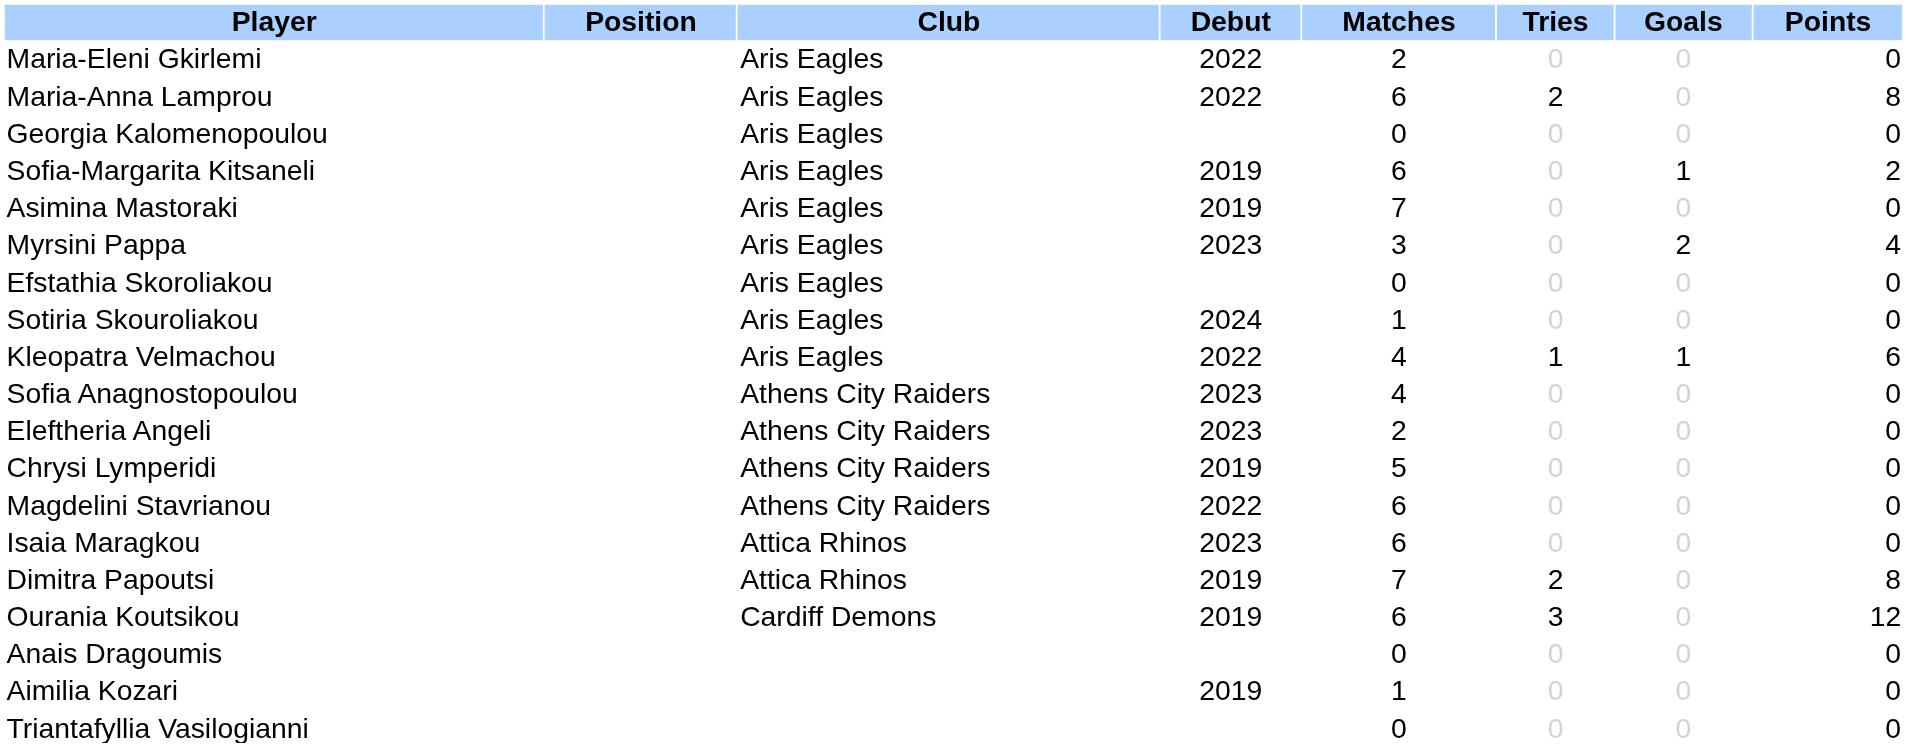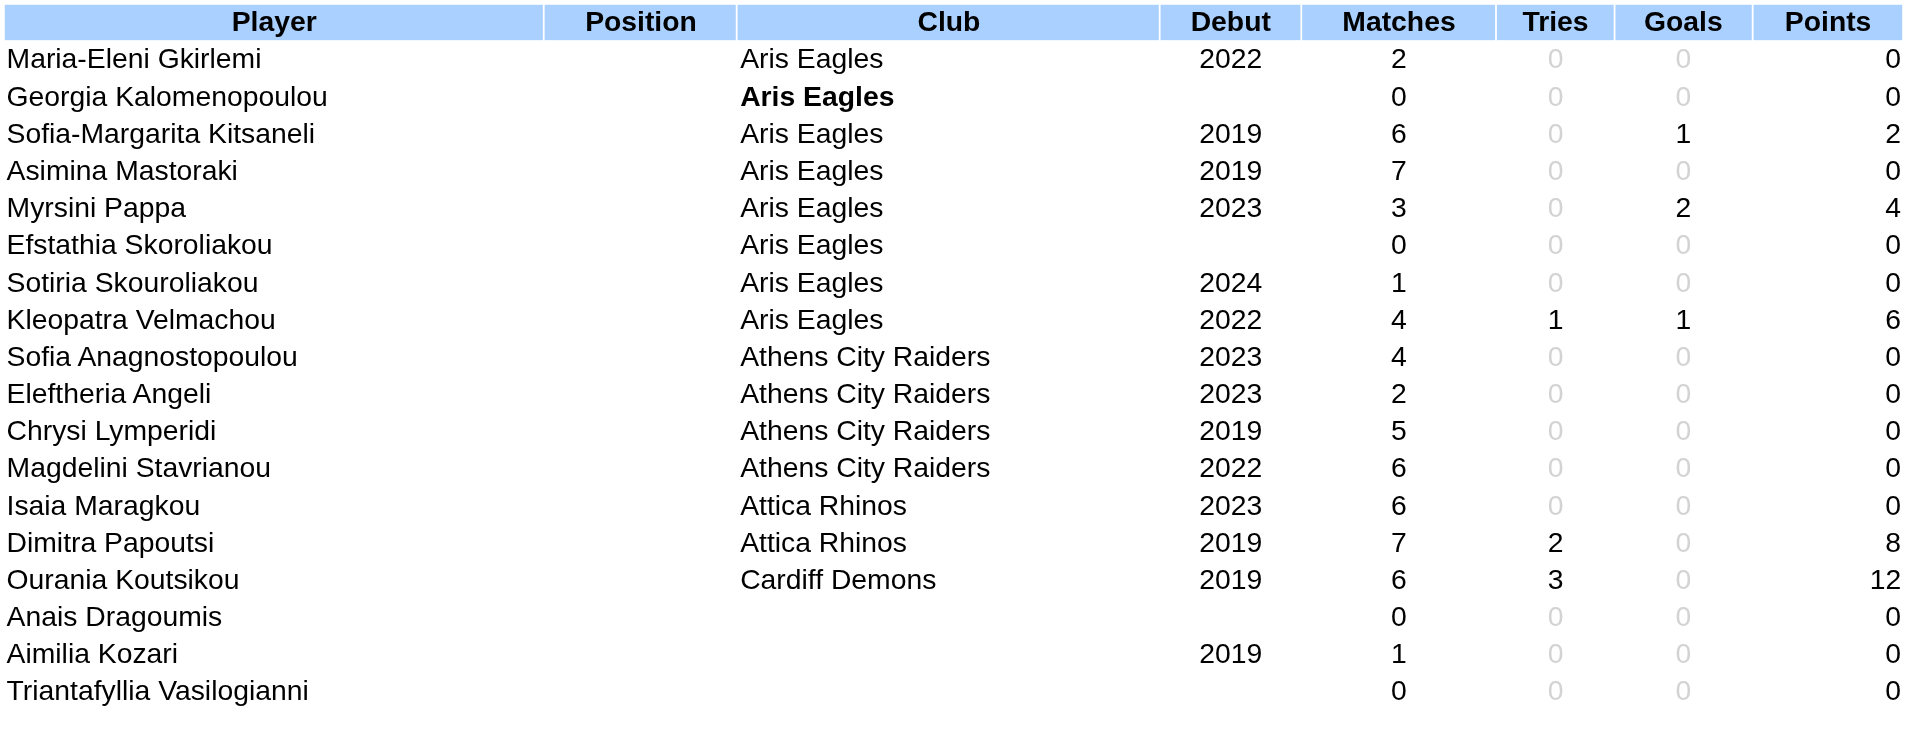- row: (140, 96)
(812, 133) normal -> (817, 96) bold
